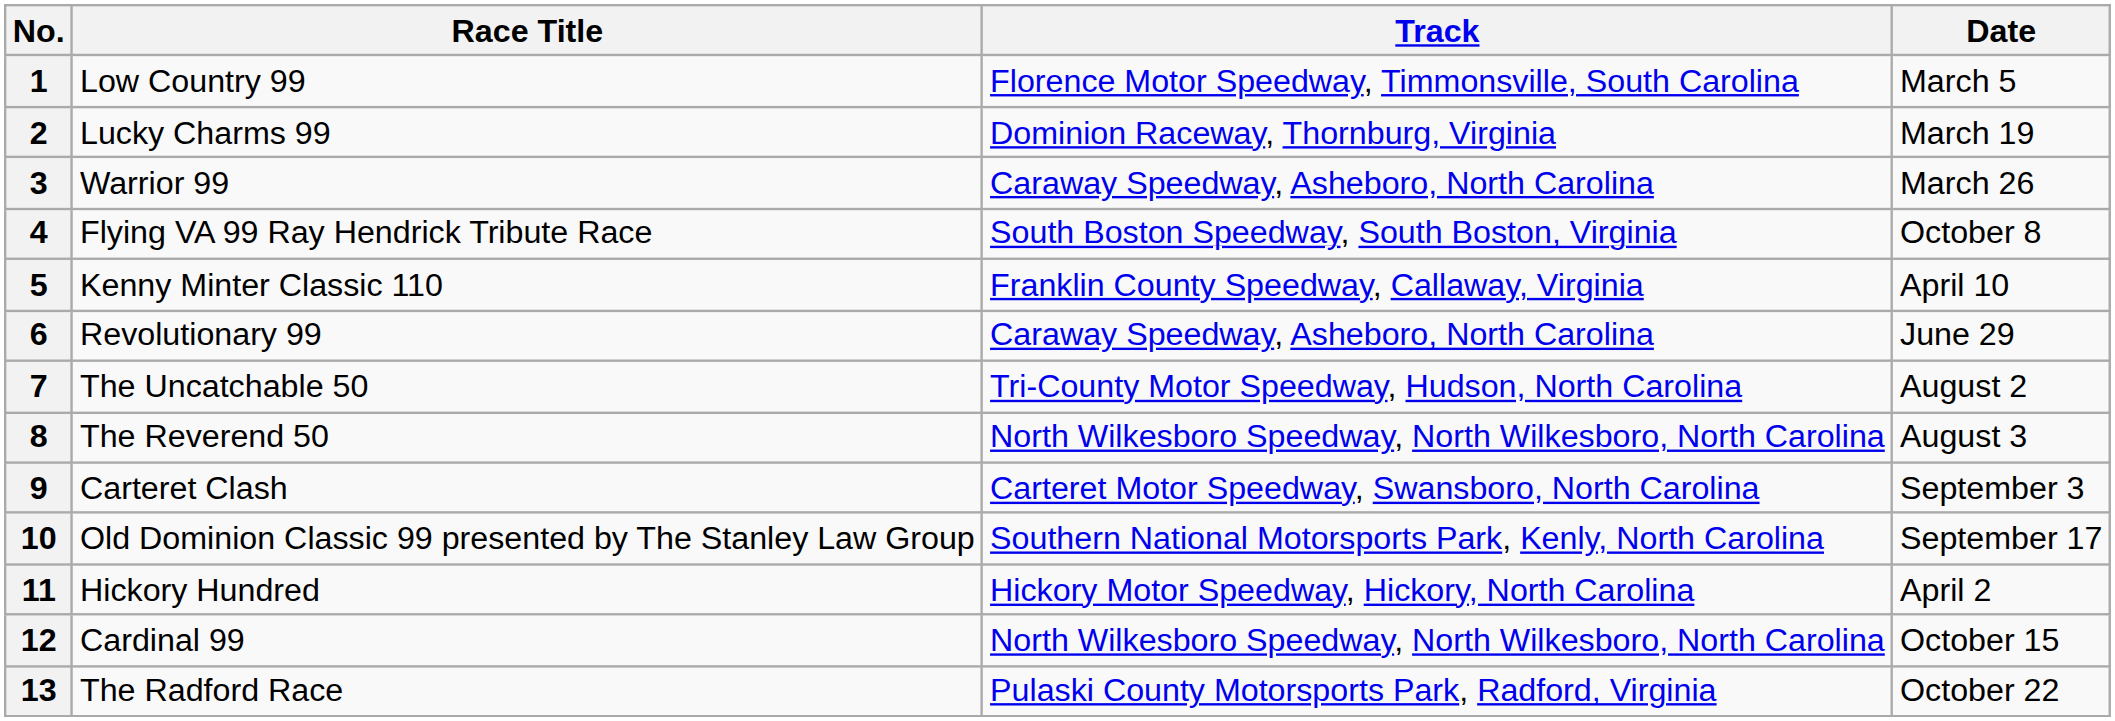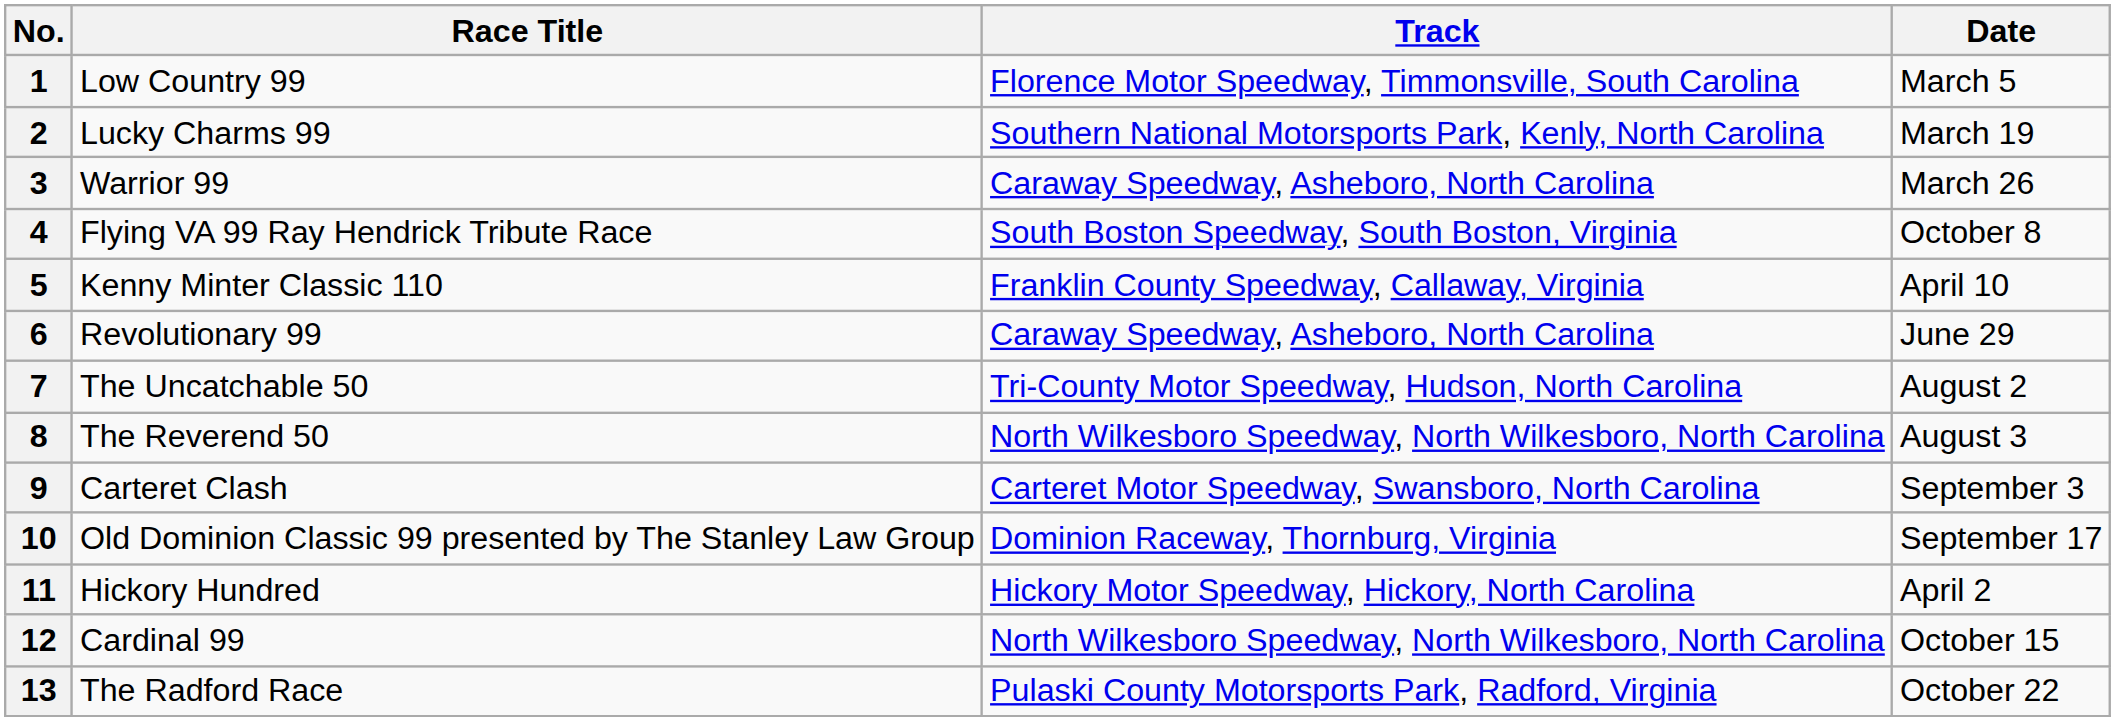(1273, 132) Dominion Raceway, Thornburg, Virginia -> (1407, 132) Southern National Motorsports Park, Kenly, North Carolina
(1407, 538) Southern National Motorsports Park, Kenly, North Carolina -> (1273, 538) Dominion Raceway, Thornburg, Virginia
